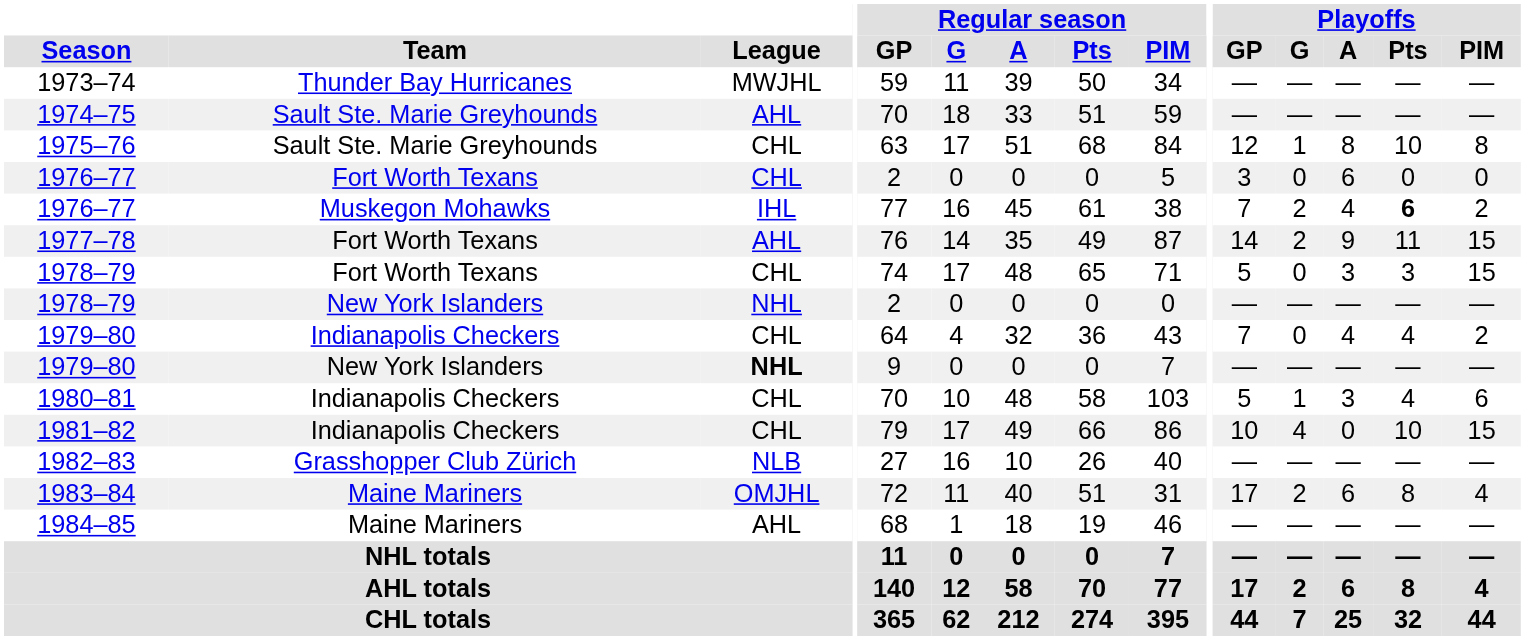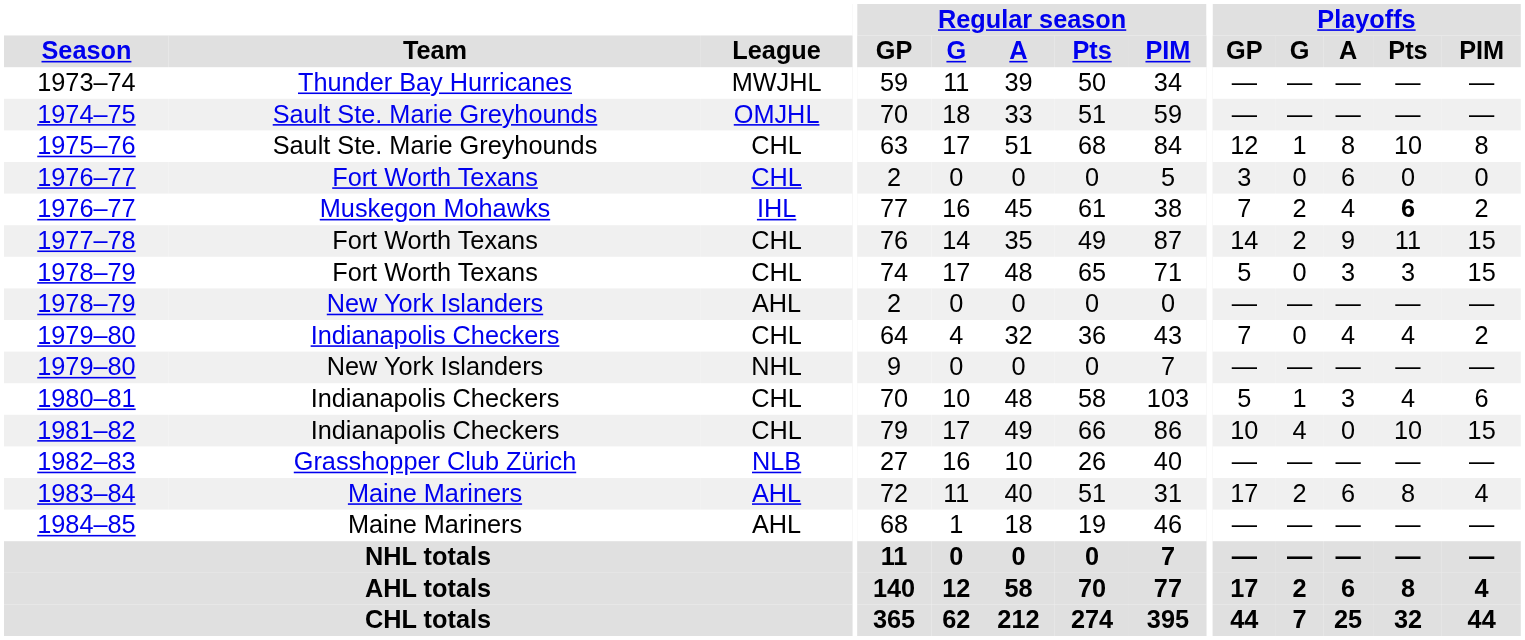(777, 114) AHL -> (777, 114) OMJHL
(777, 240) AHL -> (777, 240) CHL
(777, 303) NHL -> (777, 303) AHL
(777, 367) bold -> (777, 367) normal
(777, 493) OMJHL -> (777, 493) AHL
